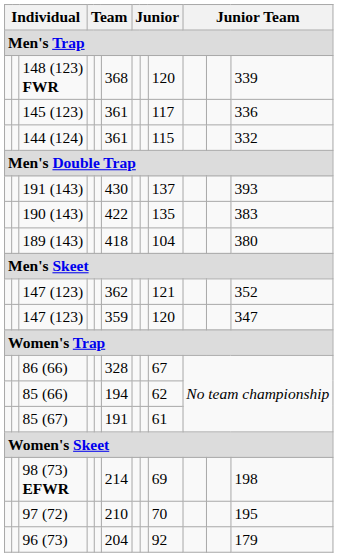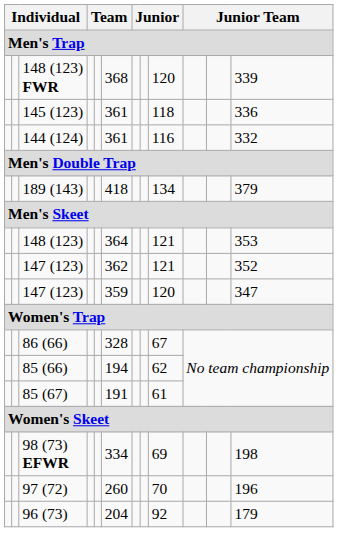(163, 112) 117 -> (163, 112) 118
(163, 138) 115 -> (163, 138) 116
- row: (8, 189)
- row: (8, 215)
(163, 240) 104 -> (163, 189) 134
(246, 240) 380 -> (246, 189) 379
+ row: (8, 240)
(116, 479) 214 -> (116, 454) 334
(116, 514) 210 -> (116, 488) 260
(246, 514) 195 -> (246, 488) 196
